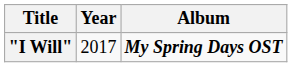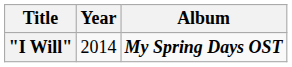(98, 47) 2017 -> (98, 47) 2014
